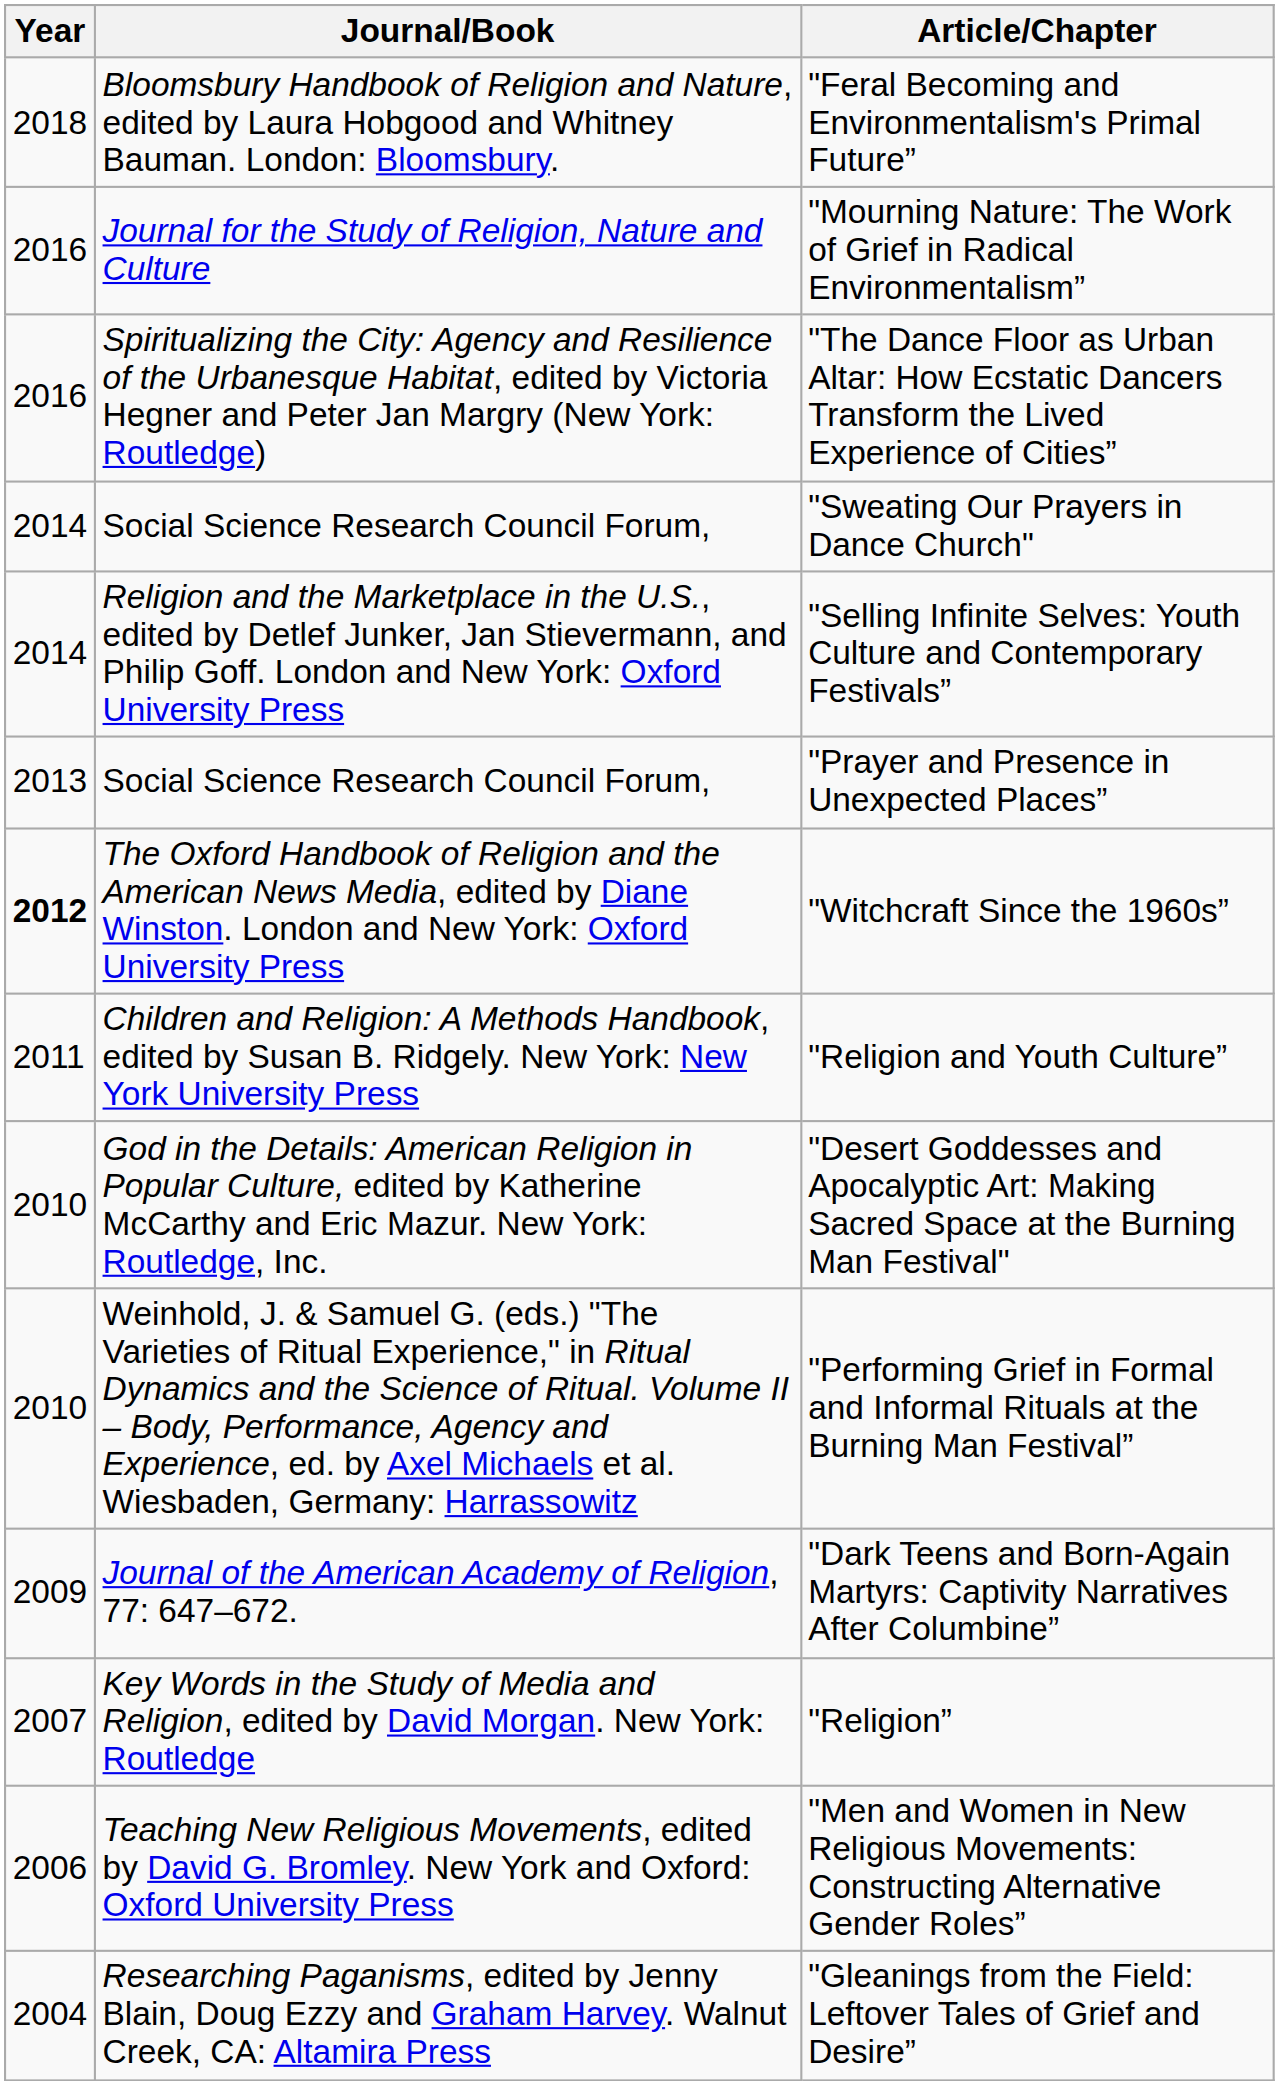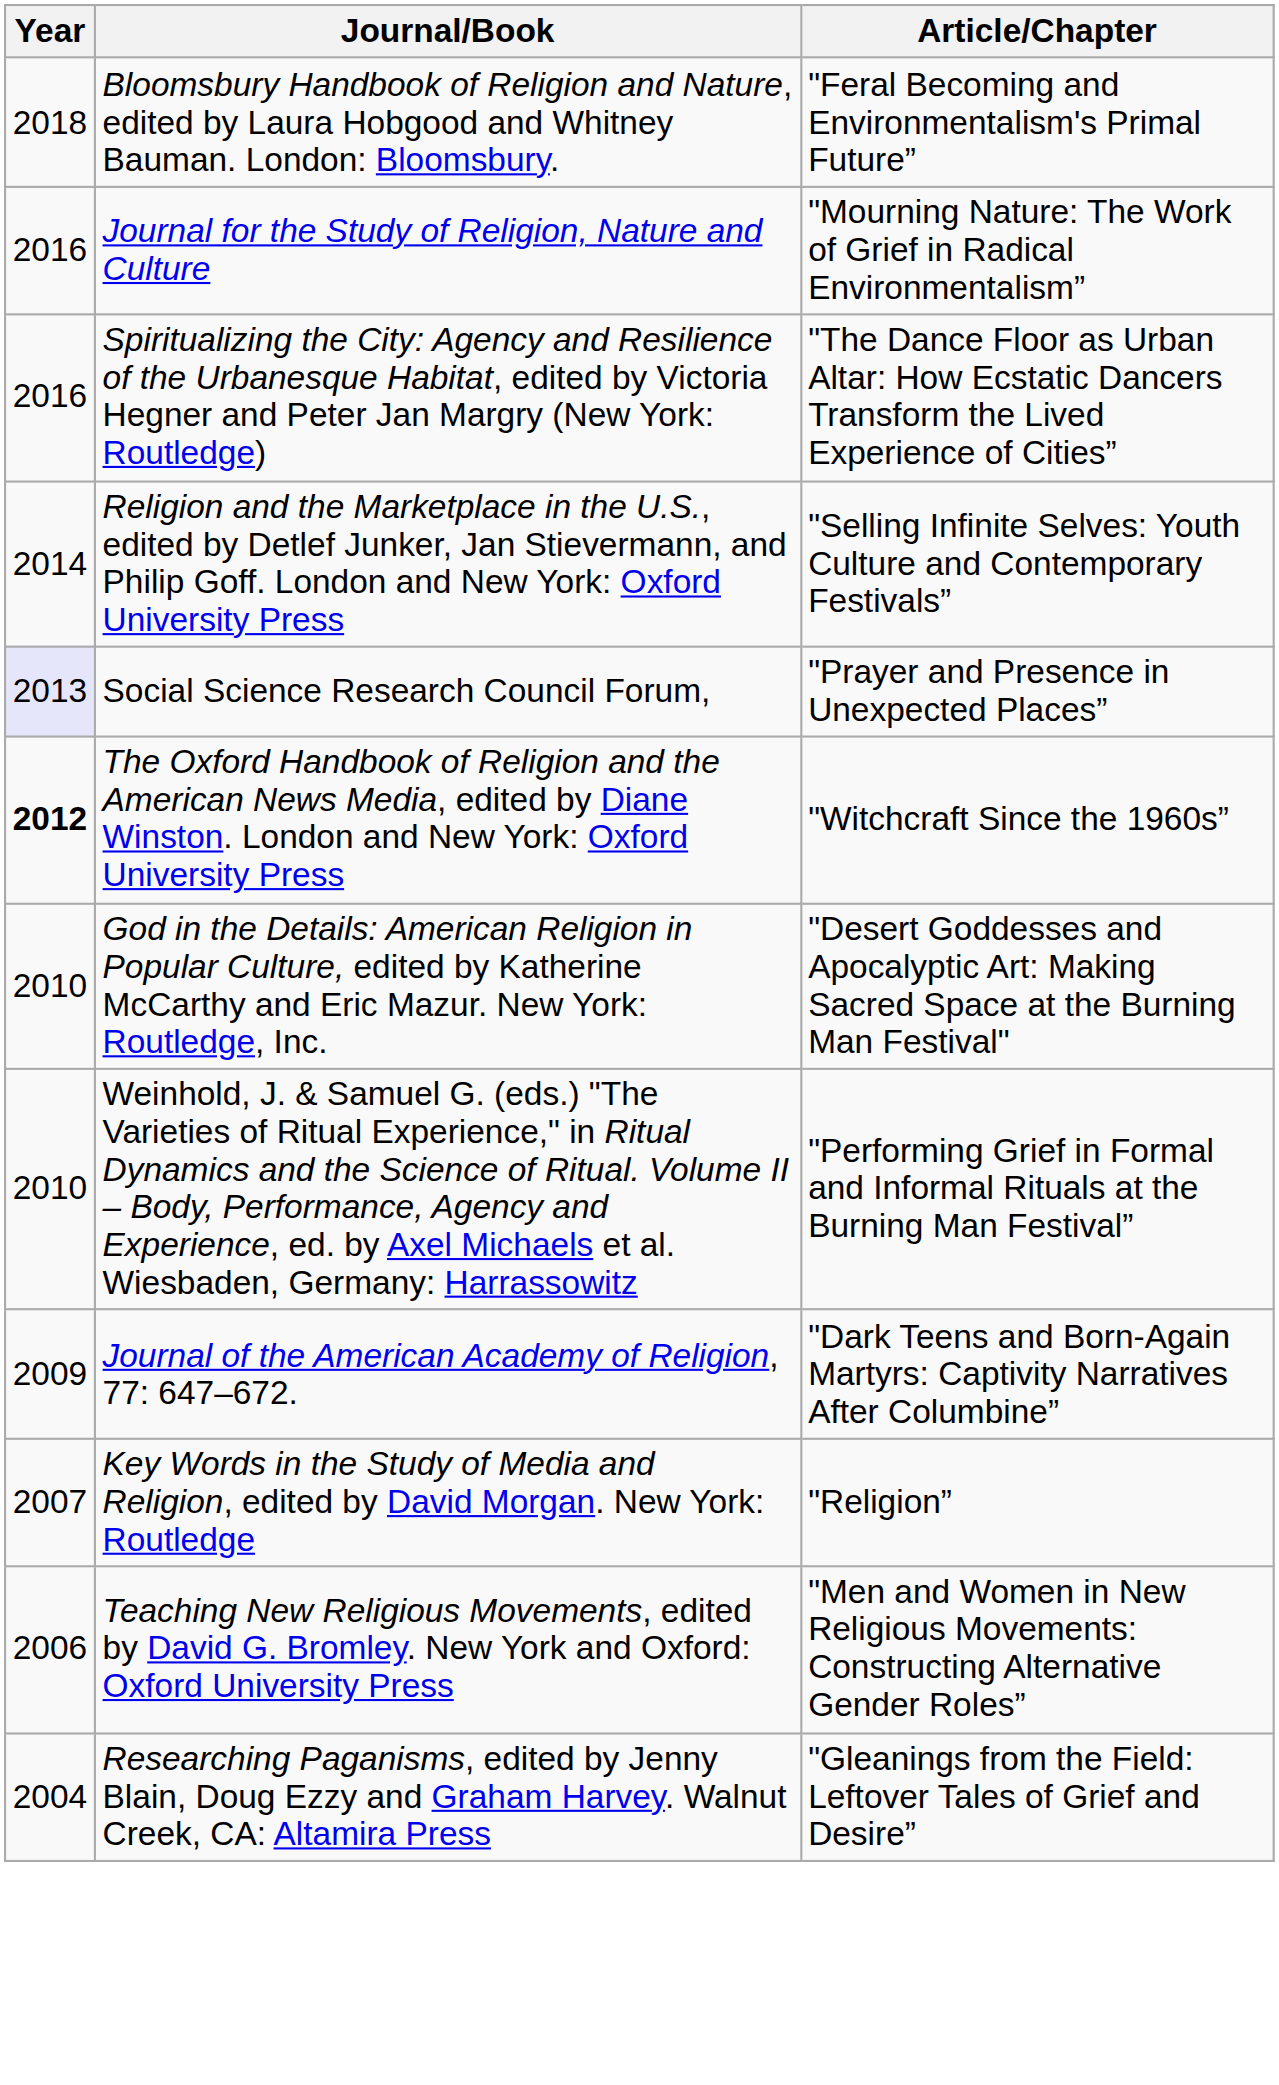- row: (995, 525)
(50, 781) no background -> (50, 691) lavender background
- row: (1018, 1057)
